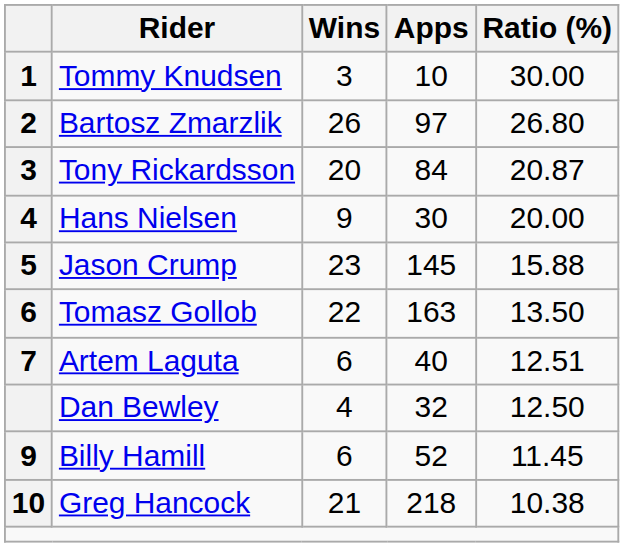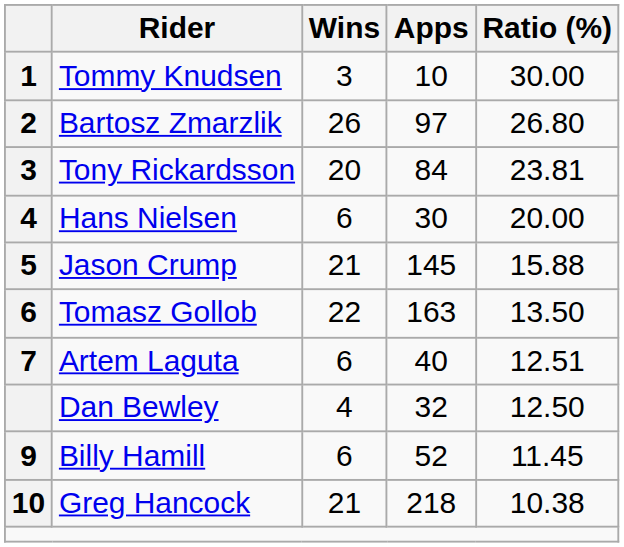(547, 170) 20.87 -> (547, 170) 23.81
(344, 218) 9 -> (344, 218) 6
(344, 265) 23 -> (344, 265) 21
